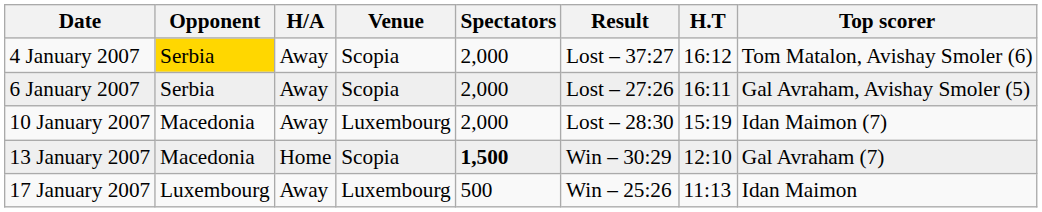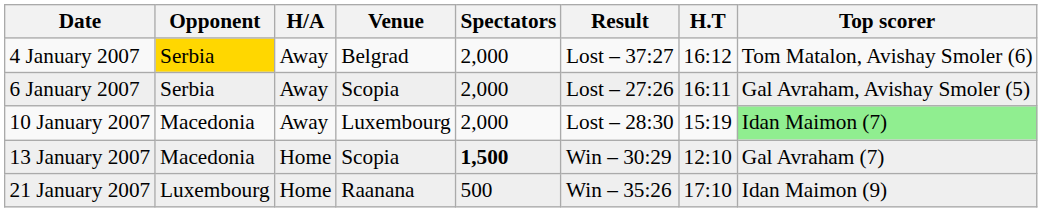(370, 55) Scopia -> (375, 55) Belgrad
(814, 122) no background -> (814, 122) lightgreen background
- row: (80, 190)
+ row: (80, 190)
